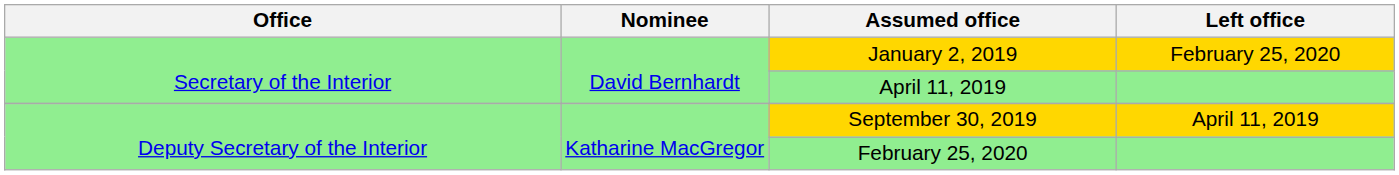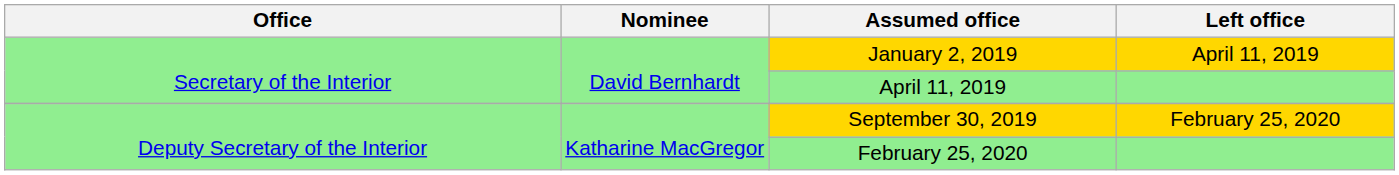(1255, 53) February 25, 2020 -> (1255, 53) April 11, 2019
(1255, 119) April 11, 2019 -> (1255, 119) February 25, 2020
